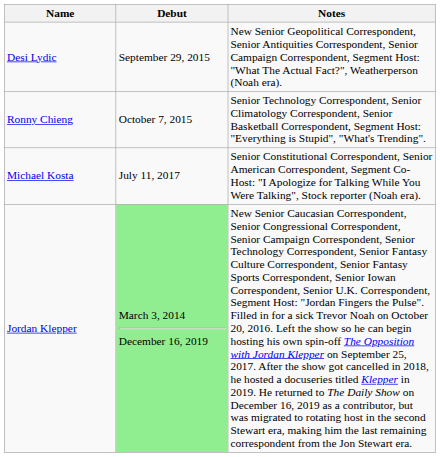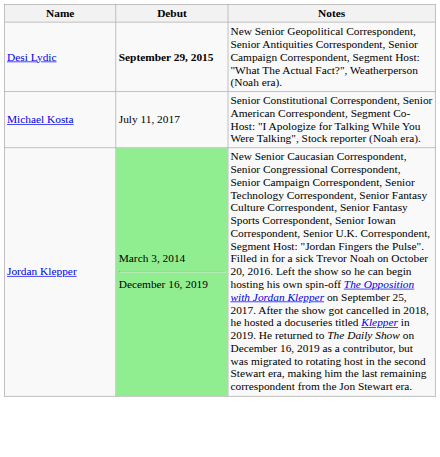(164, 57) normal -> (166, 57) bold
- row: (40, 119)
